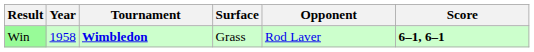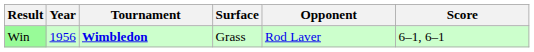(63, 36) 1958 -> (63, 36) 1956
(422, 36) bold -> (422, 36) normal
